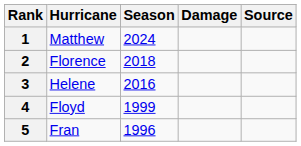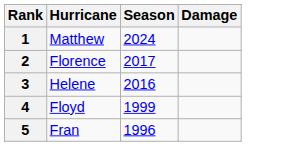- column: (268, 15)
(140, 61) 2018 -> (140, 61) 2017
